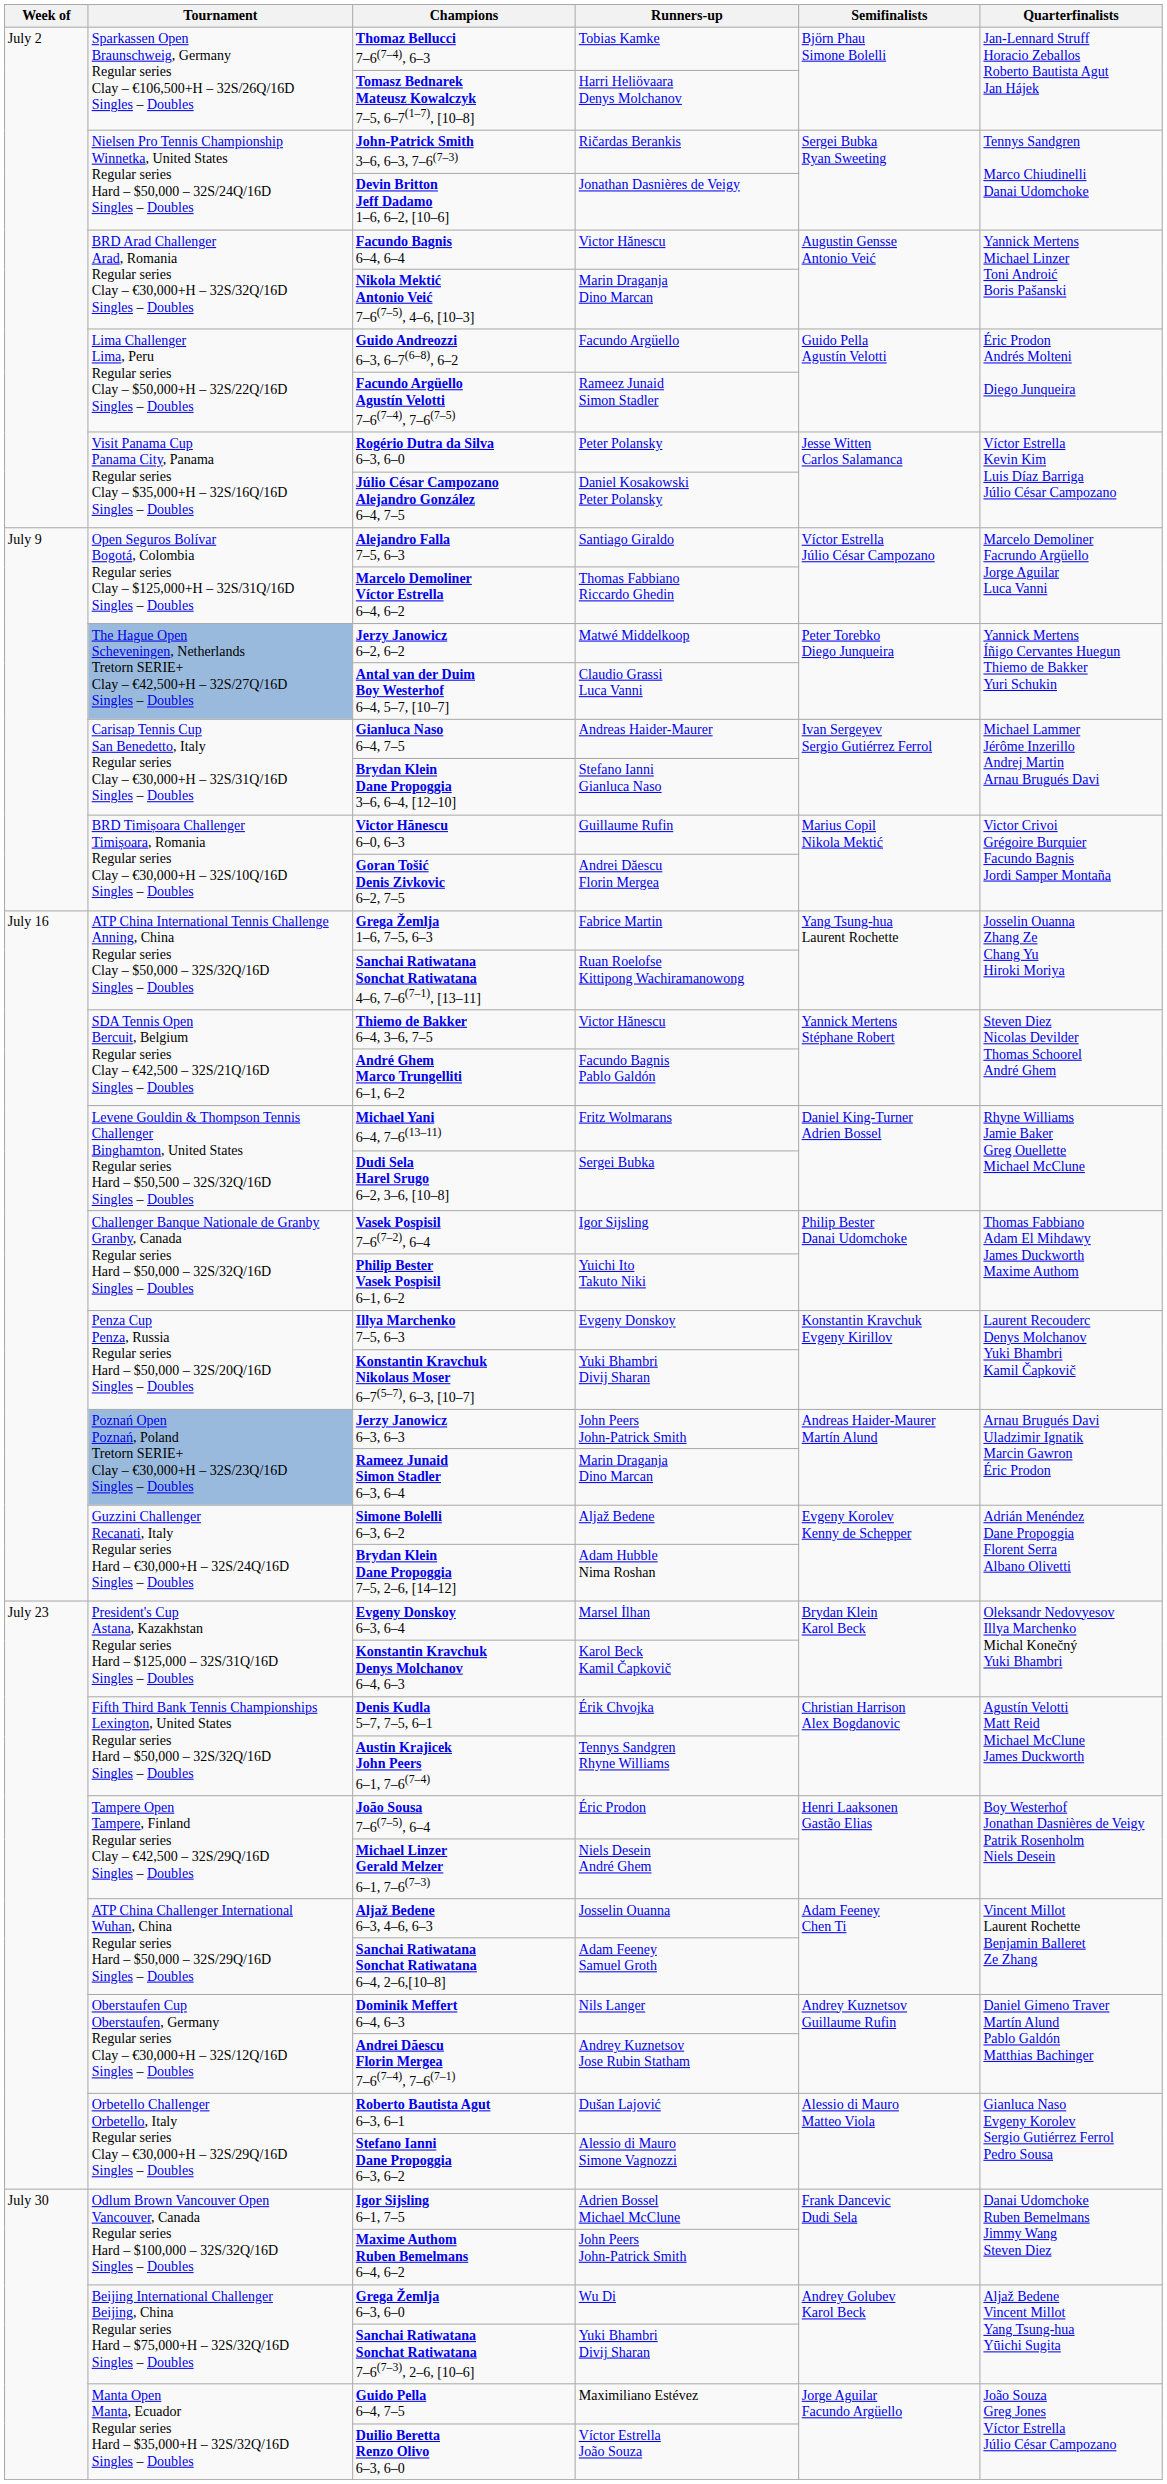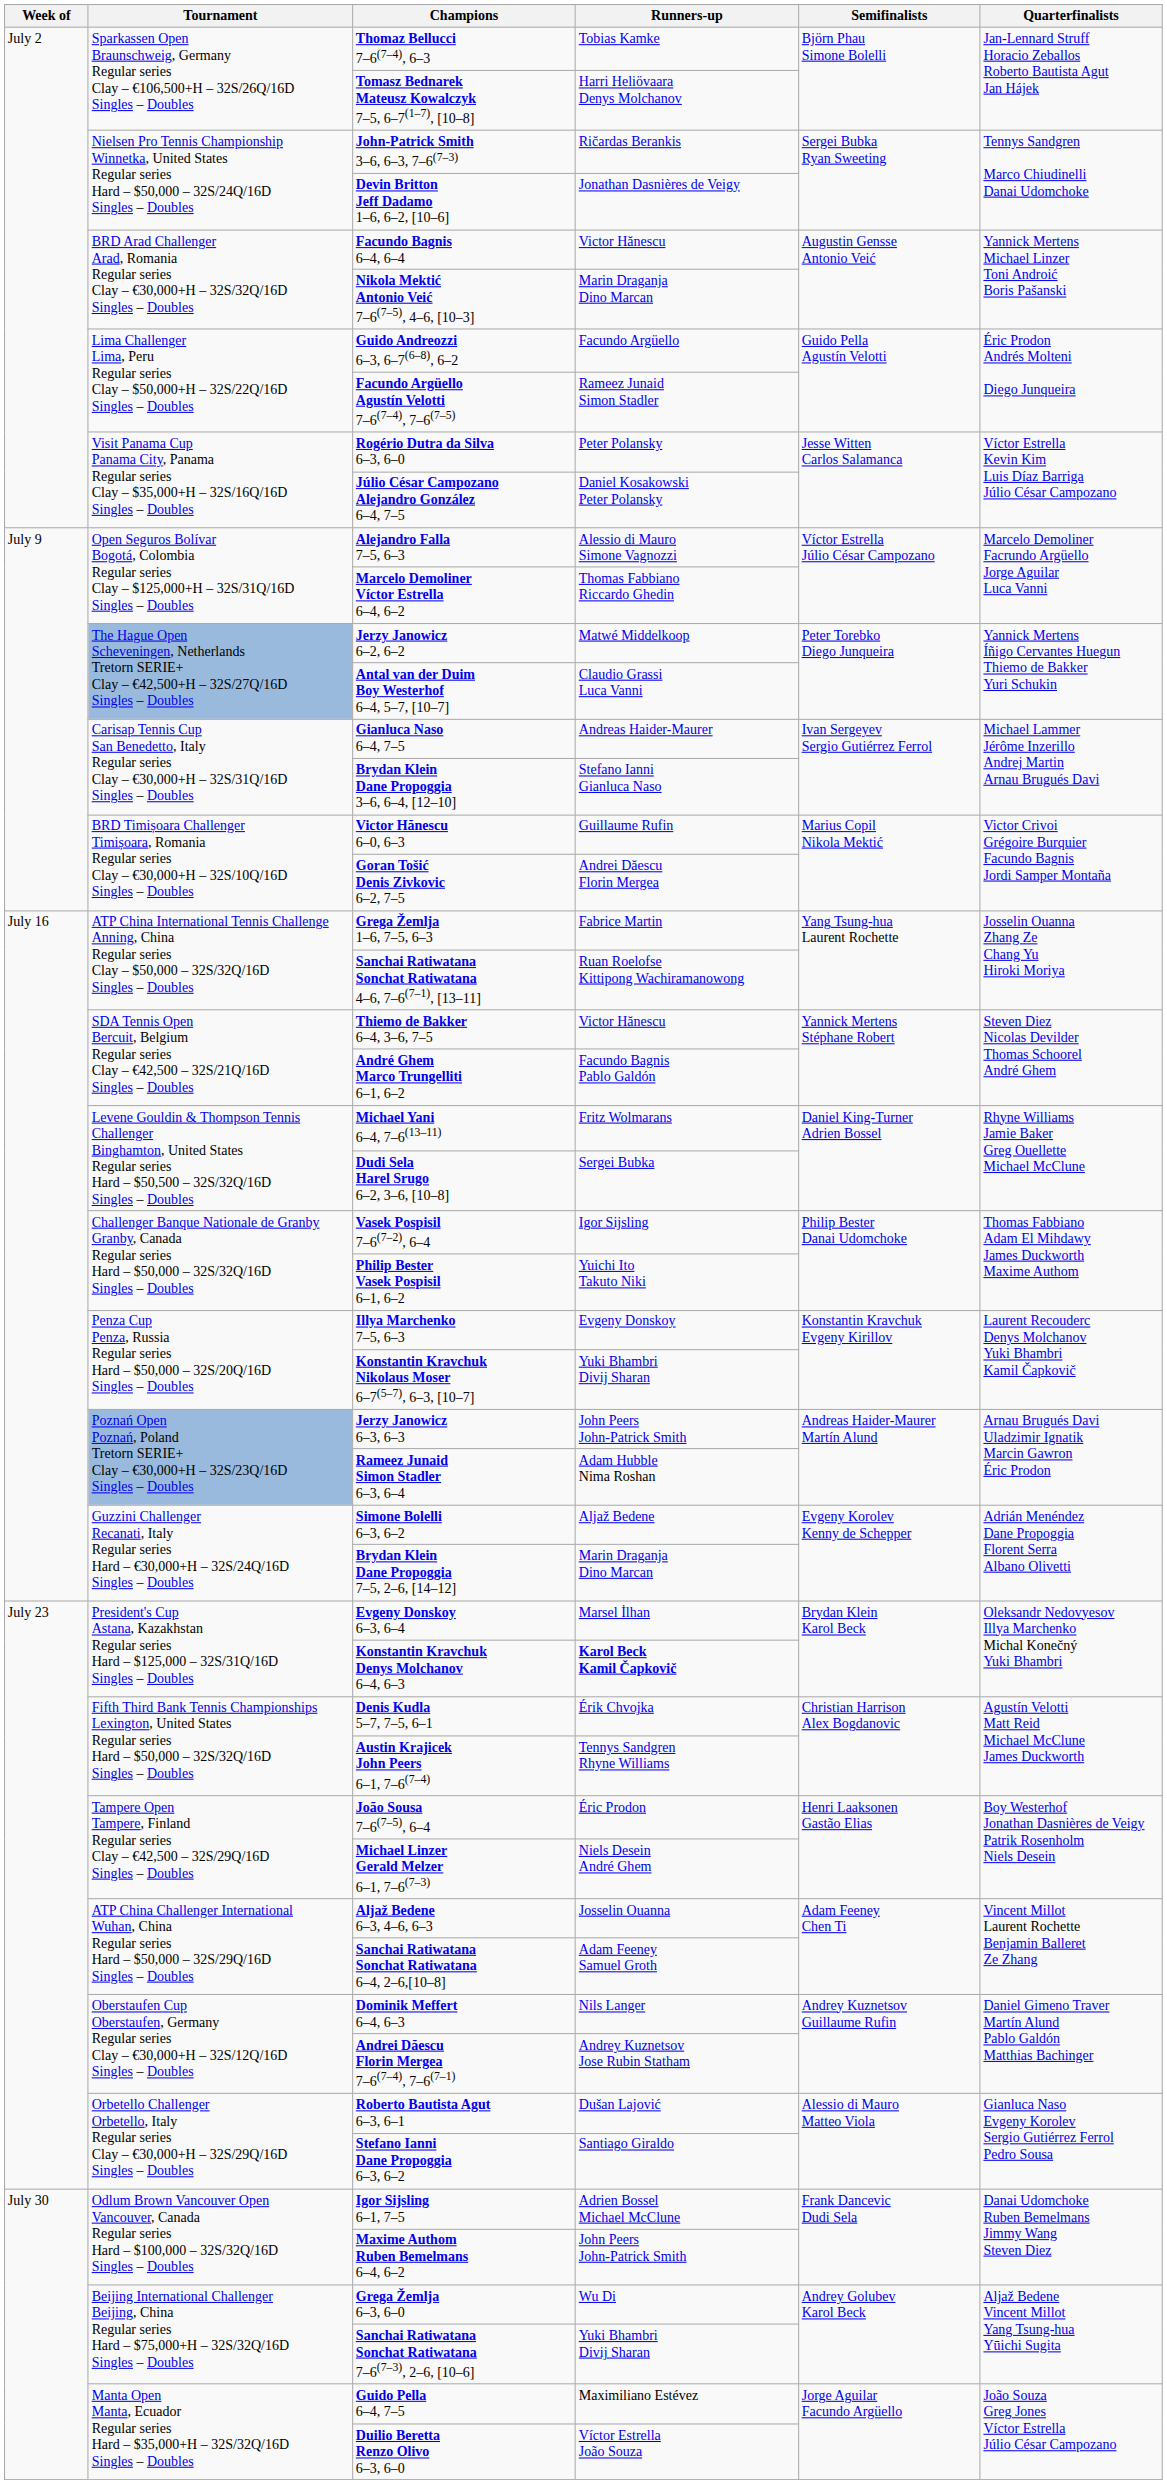(626, 538) Santiago Giraldo -> (628, 547) Alessio di Mauro Simone Vagnozzi
(623, 1468) Marin Draganja Dino Marcan -> (618, 1468) Adam Hubble Nima Roshan
(618, 1564) Adam Hubble Nima Roshan -> (623, 1564) Marin Draganja Dino Marcan
(625, 1659) normal -> (628, 1659) bold
(628, 2152) Alessio di Mauro Simone Vagnozzi -> (626, 2144) Santiago Giraldo
